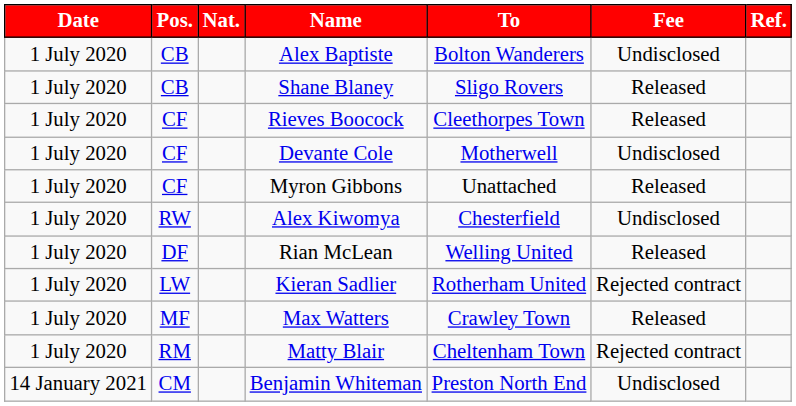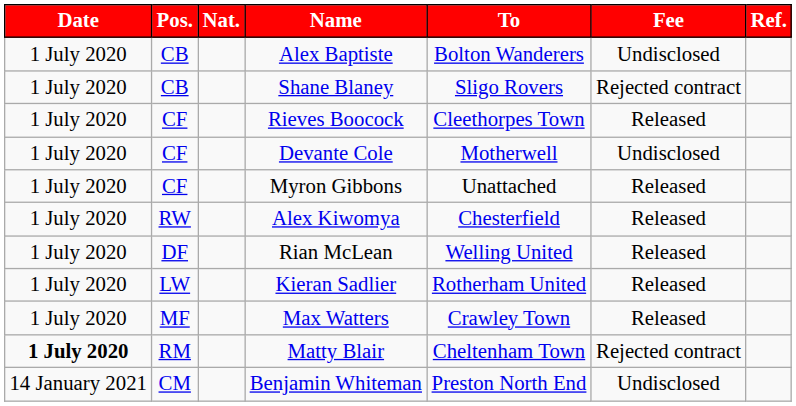(668, 86) Released -> (668, 86) Rejected contract
(668, 218) Undisclosed -> (668, 218) Released
(668, 284) Rejected contract -> (668, 284) Released
(78, 350) normal -> (78, 350) bold
